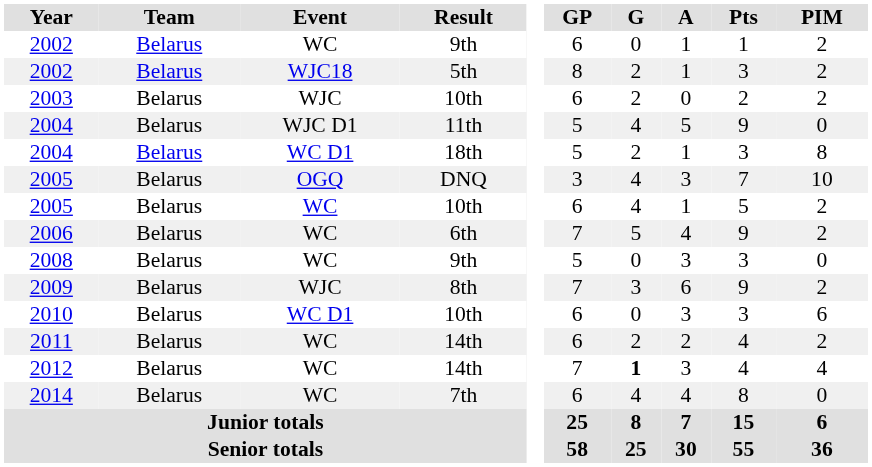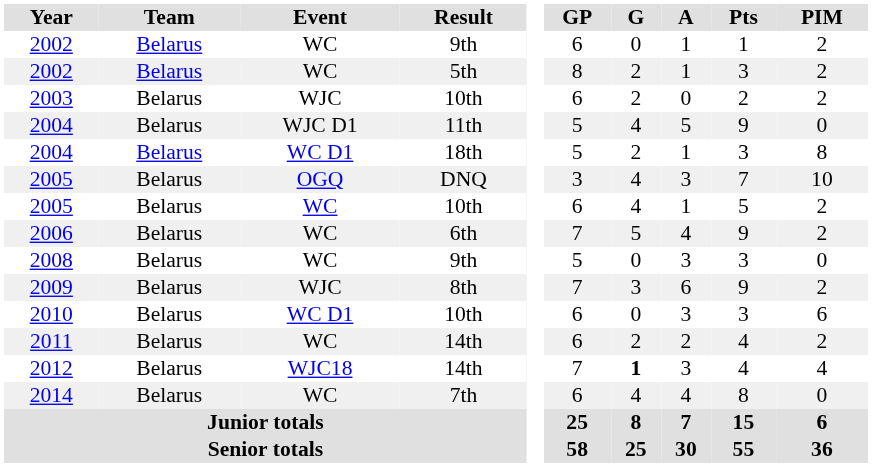(320, 71) WJC18 -> (320, 71) WC
(320, 368) WC -> (320, 368) WJC18
